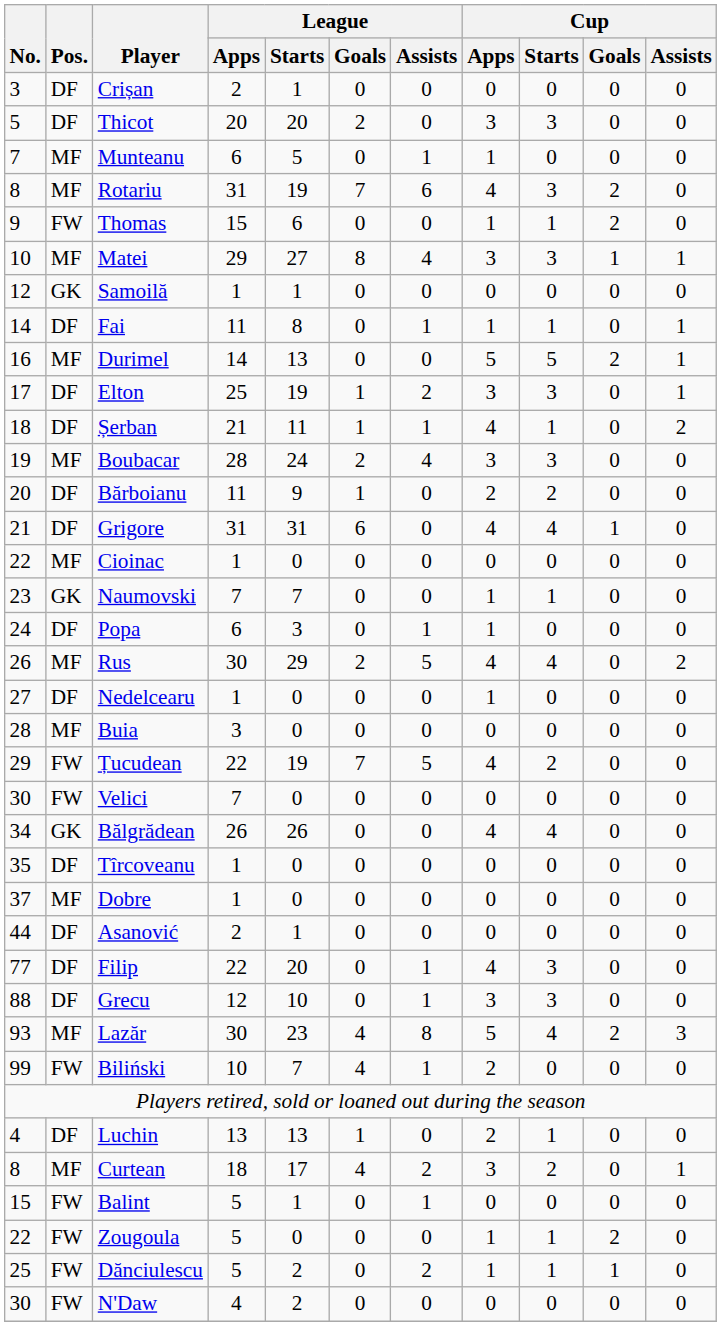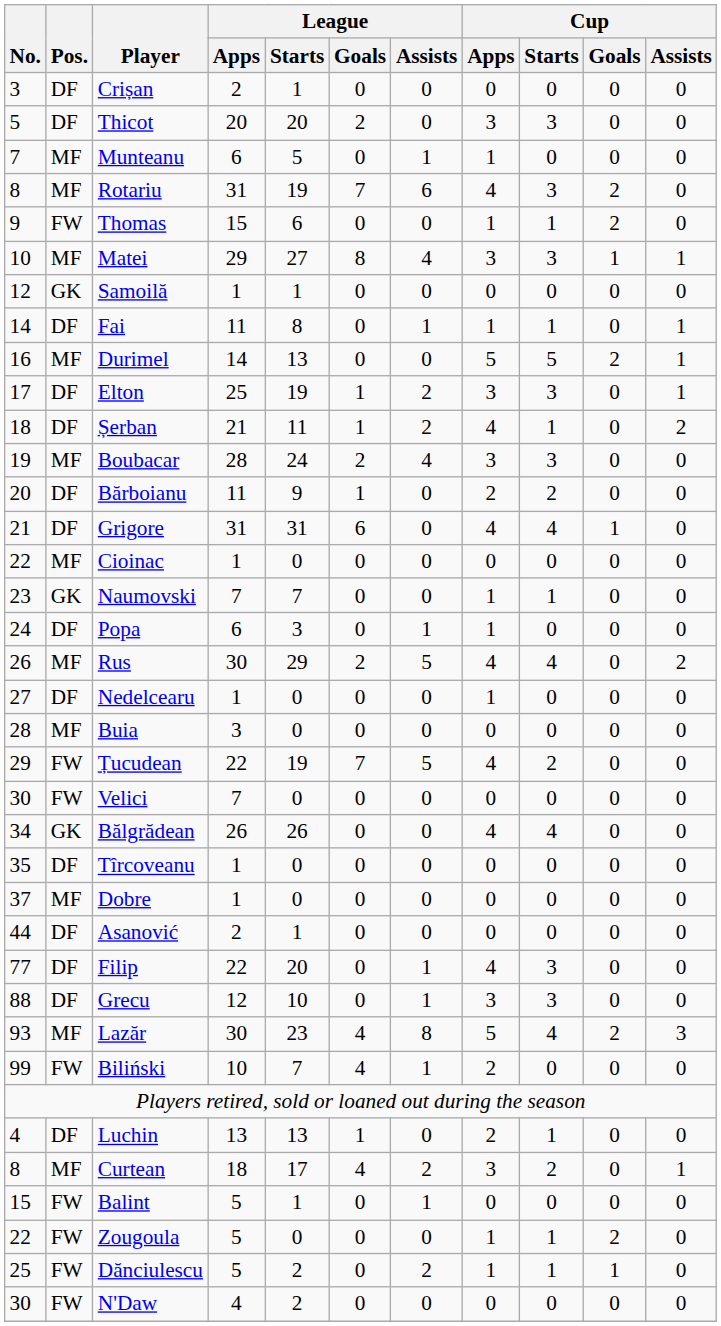(427, 426) 1 -> (427, 426) 2
